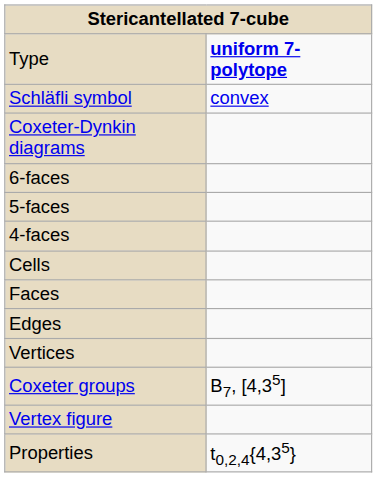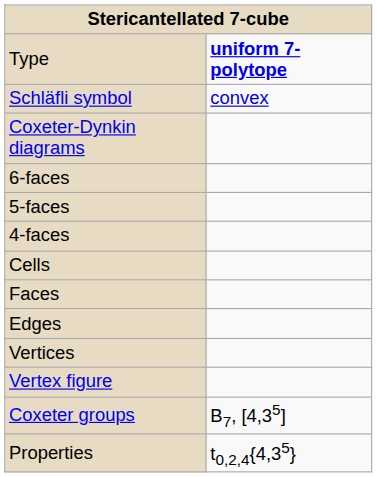rows swapped: (61, 419) <-> (72, 386)
